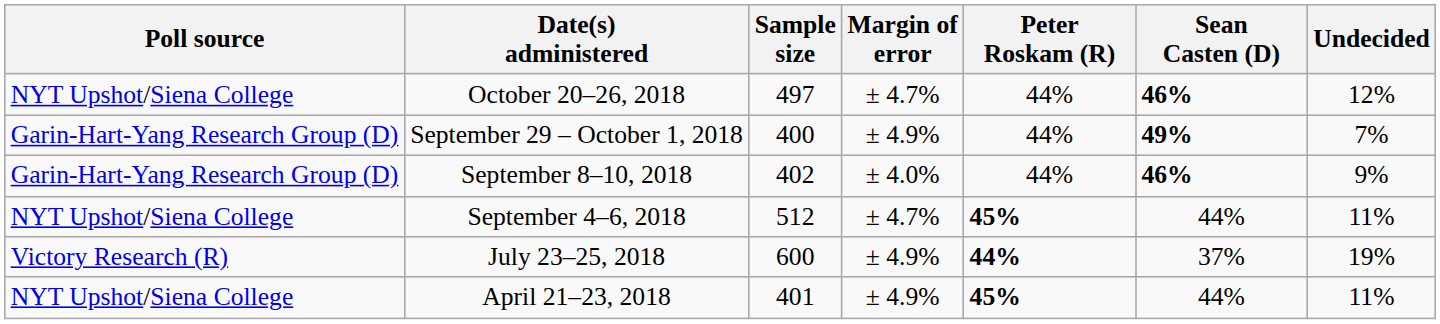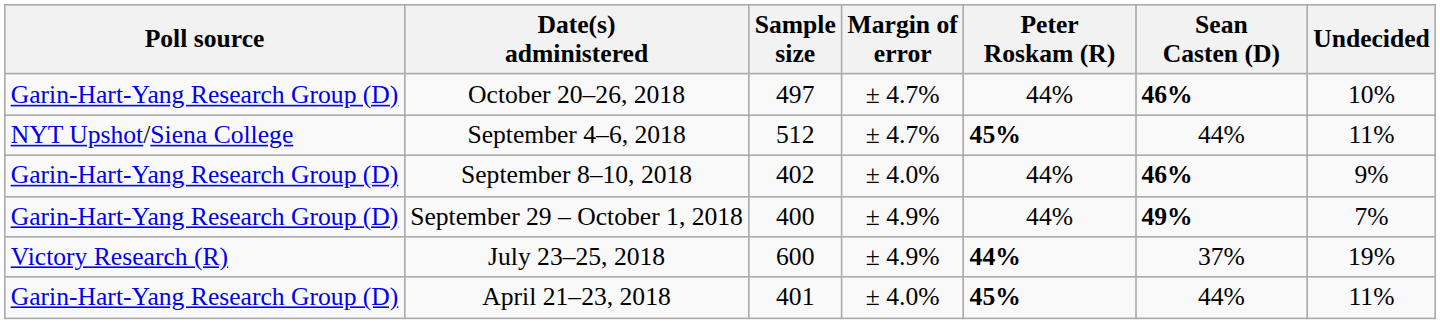(152, 94) NYT Upshot/Siena College -> (205, 94) Garin-Hart-Yang Research Group (D)
(1371, 94) 12% -> (1371, 94) 10%
rows swapped: (577, 134) <-> (577, 216)
(152, 297) NYT Upshot/Siena College -> (205, 297) Garin-Hart-Yang Research Group (D)
(903, 297) ± 4.9% -> (903, 297) ± 4.0%
